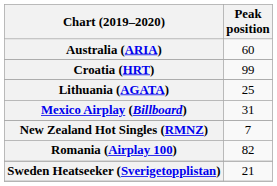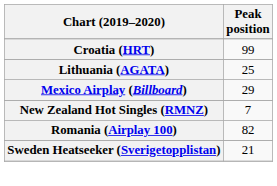- row: (114, 49)
(248, 110) 31 -> (248, 89) 29
